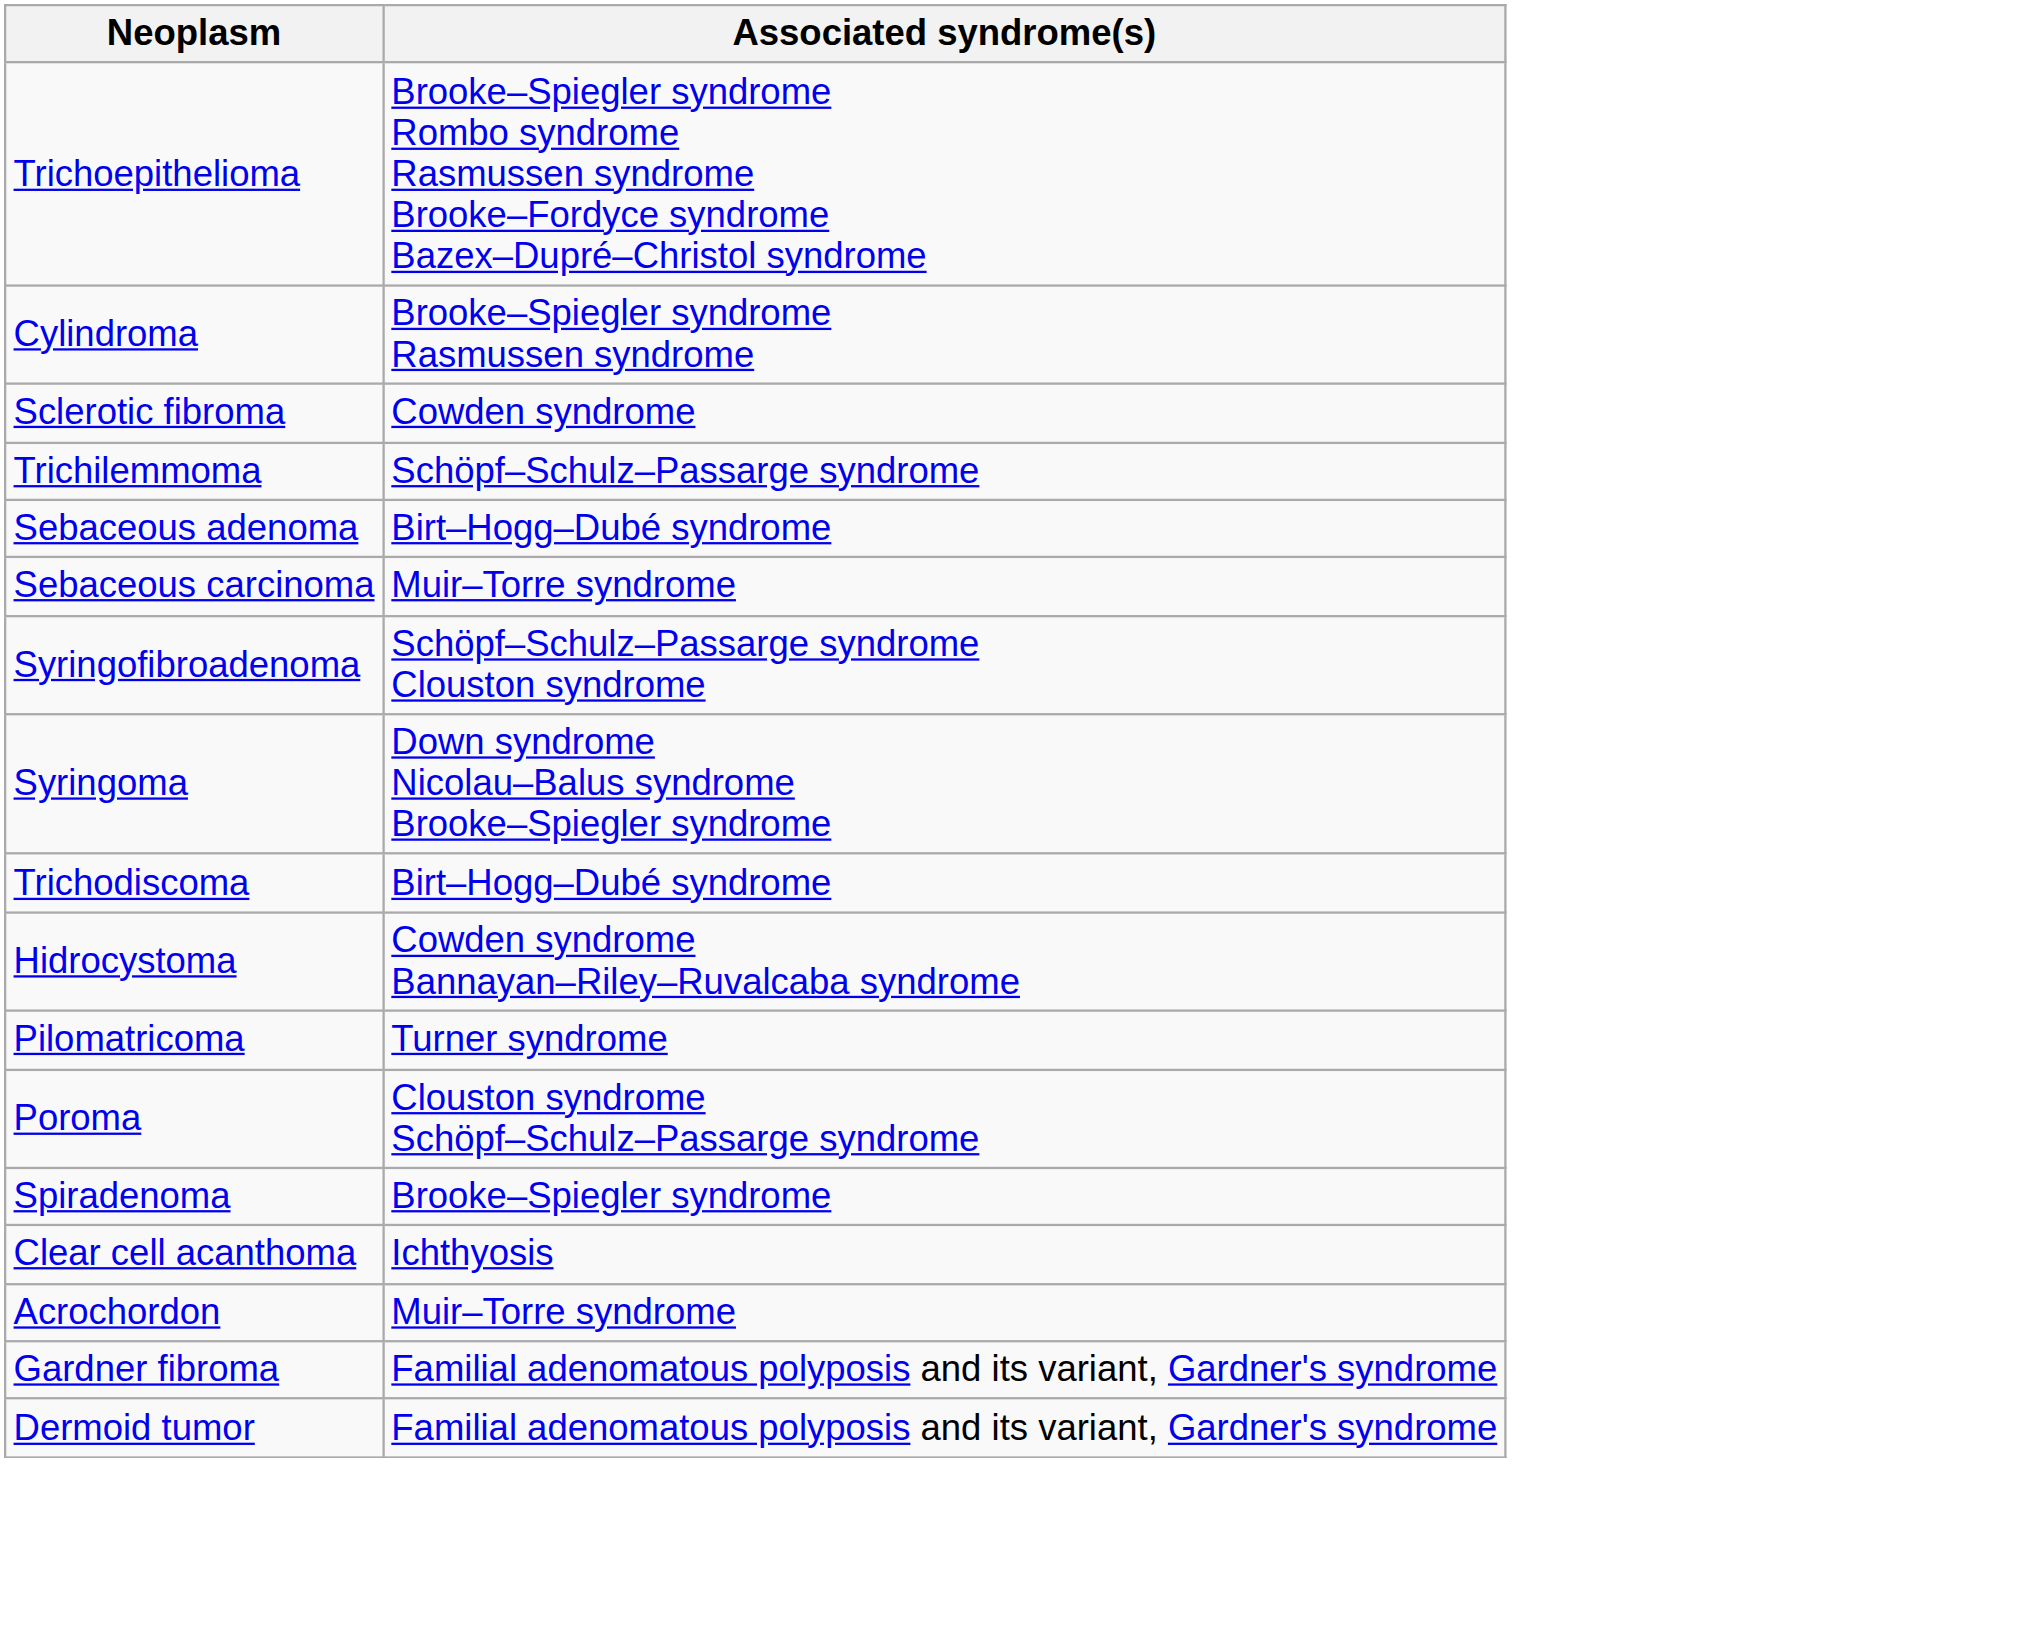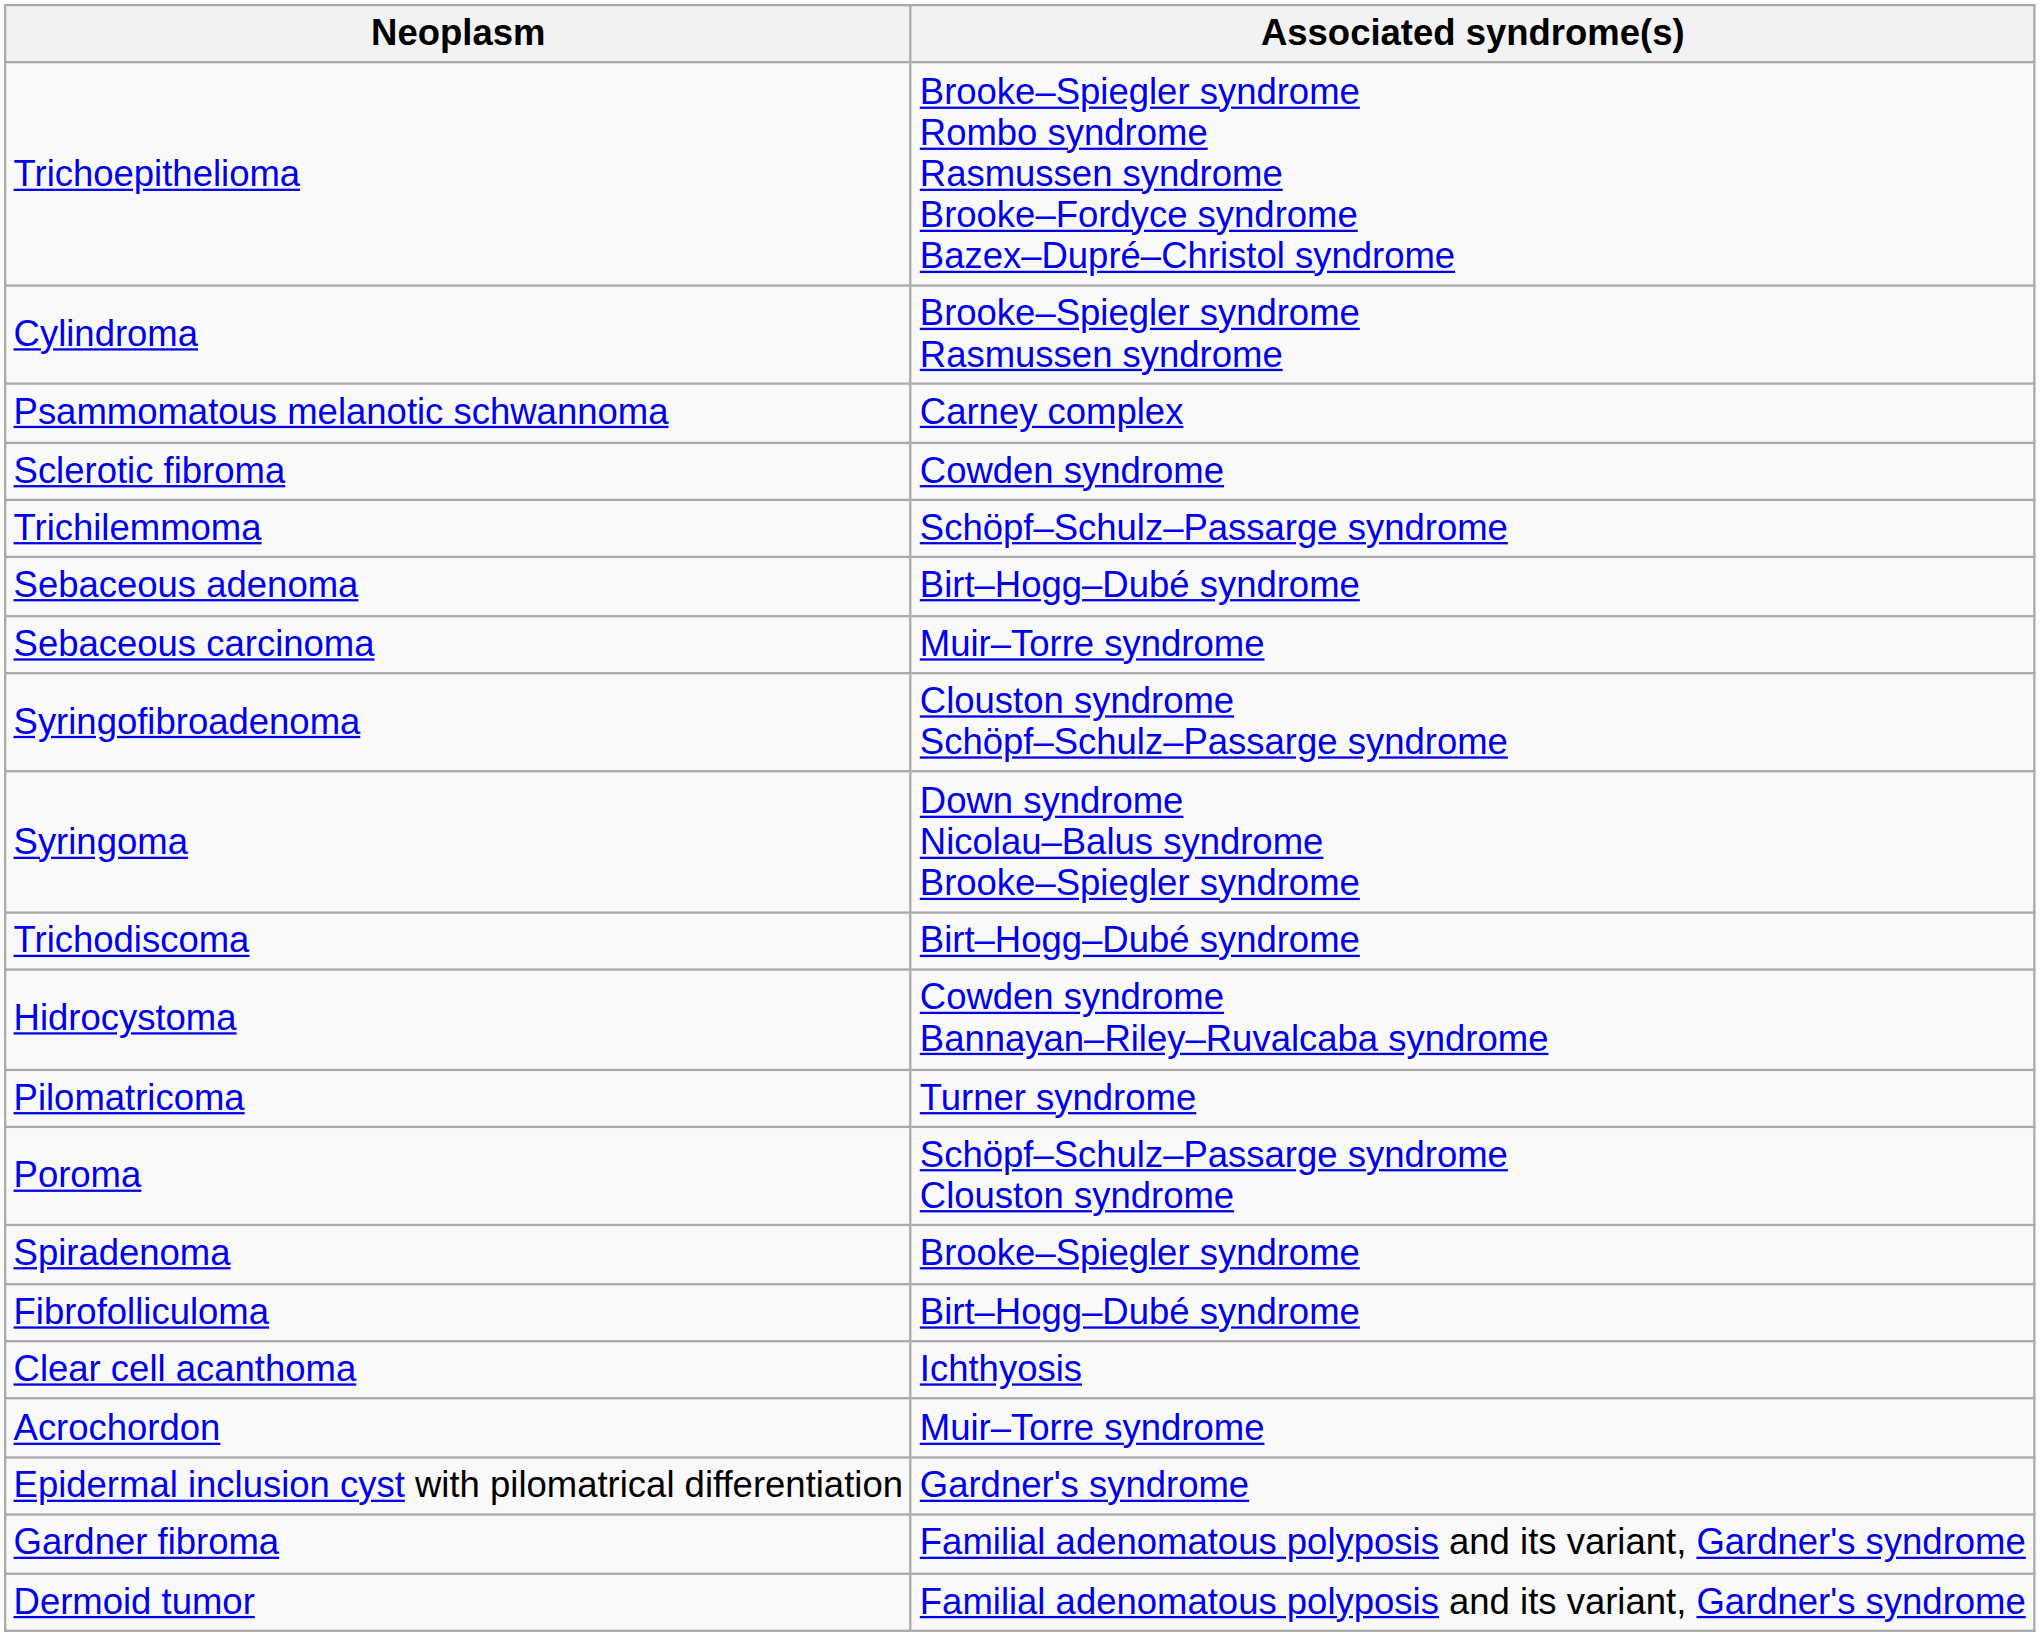+ row: (341, 412)
(685, 664) Schöpf–Schulz–Passarge syndrome Clouston syndrome -> (1214, 721) Clouston syndrome Schöpf–Schulz–Passarge syndrome
(685, 1117) Clouston syndrome Schöpf–Schulz–Passarge syndrome -> (1214, 1175) Schöpf–Schulz–Passarge syndrome Clouston syndrome
+ row: (141, 1311)
+ row: (458, 1485)
